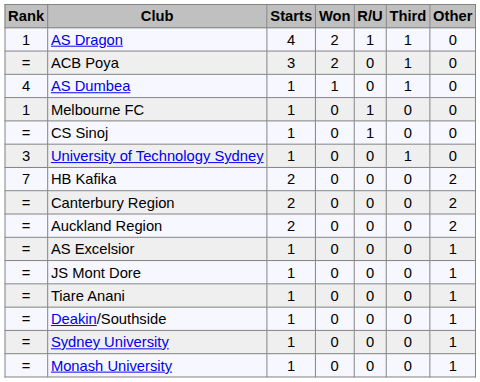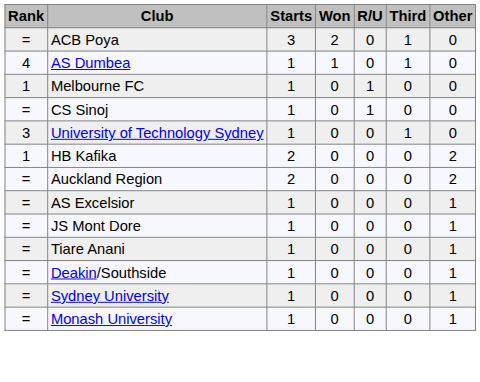- row: (87, 39)
(26, 179) 7 -> (26, 156) 1
- row: (113, 202)
